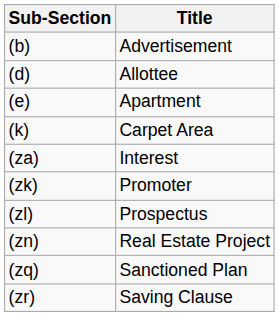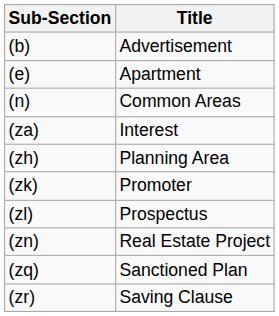- row: (19, 74)
- row: (19, 130)
+ row: (19, 102)
+ row: (24, 158)
